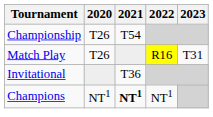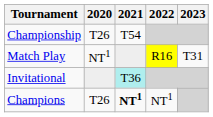(100, 54) T26 -> (100, 56) NT1
(131, 74) no background -> (131, 78) paleturquoise background
(100, 96) NT1 -> (100, 99) T26
